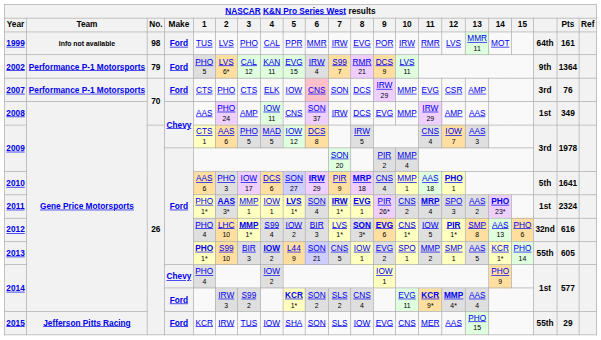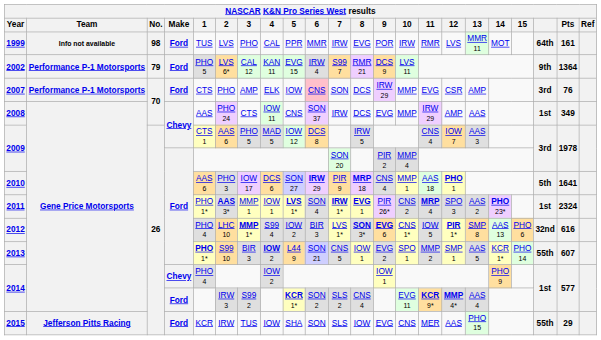(249, 90) CTS -> (249, 90) AMP
(249, 113) AMP -> (249, 113) CTS
(568, 253) 605 -> (568, 253) 607
